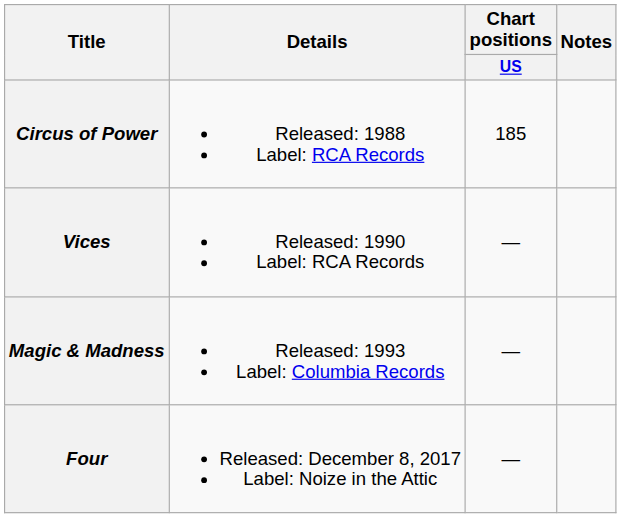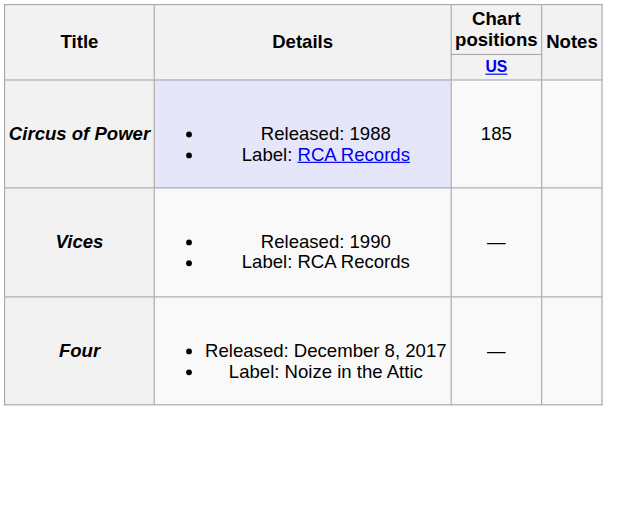(317, 144) no background -> (303, 144) lavender background
- row: (87, 350)
